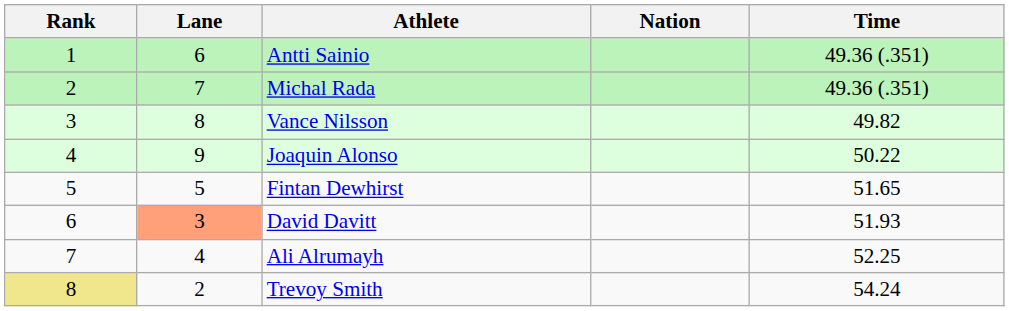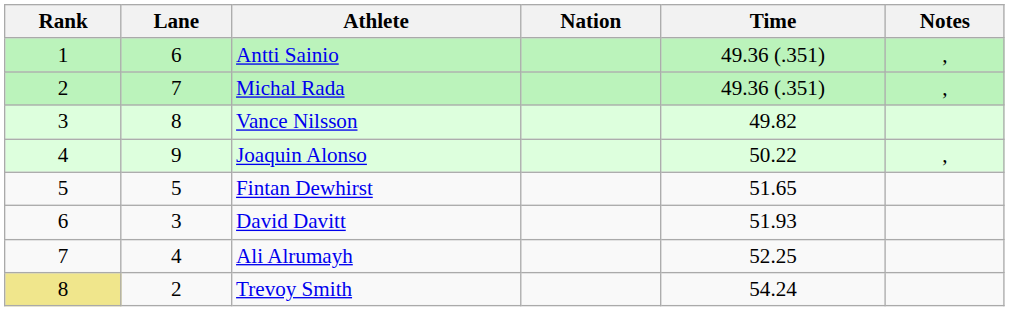+ column: (945, 21)
(200, 222) lightsalmon background -> (176, 222) no background
